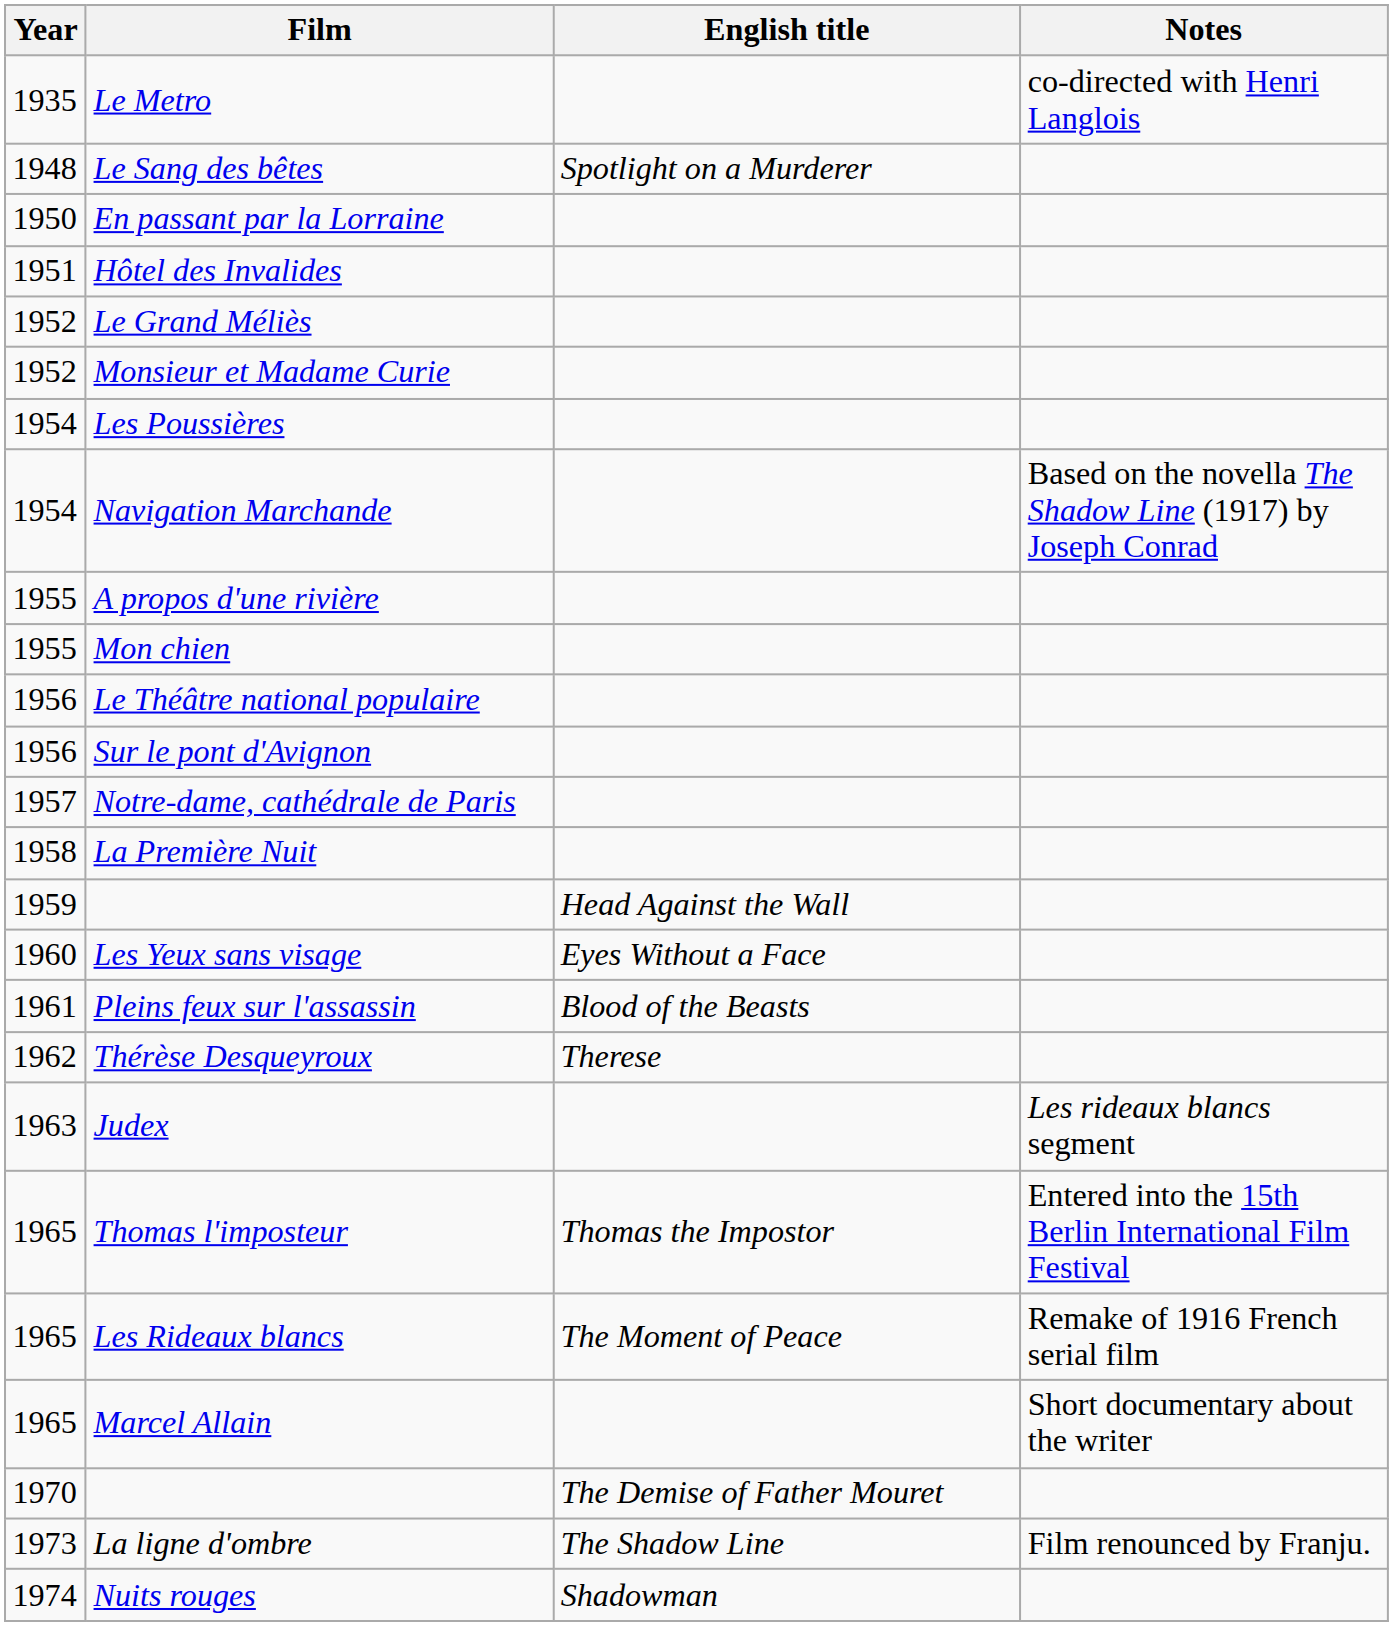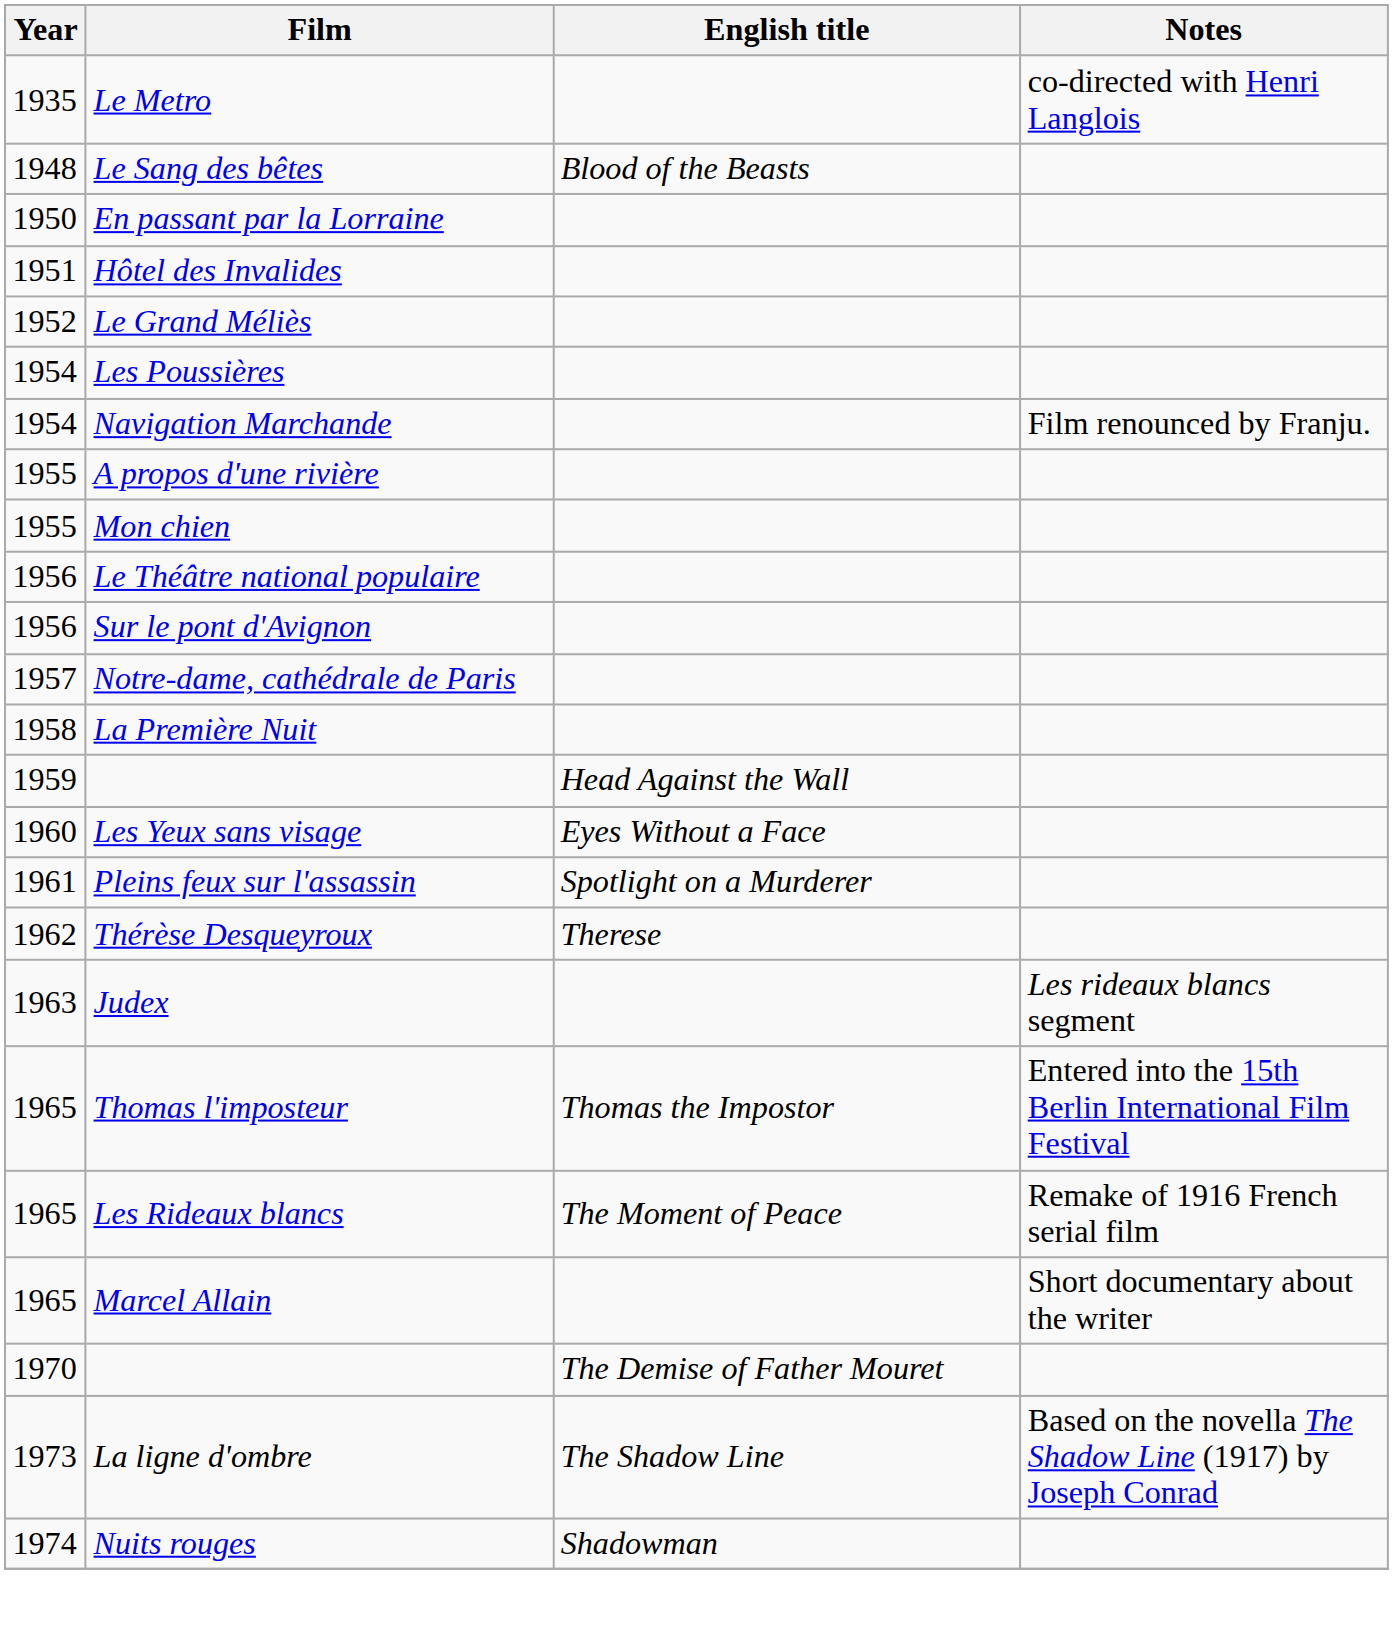(716, 168) Spotlight on a Murderer -> (685, 168) Blood of the Beasts
- row: (45, 372)
(1190, 510) Based on the novella The Shadow Line (1917) by Joseph Conrad -> (1199, 423) Film renounced by Franju.
(685, 1005) Blood of the Beasts -> (716, 882) Spotlight on a Murderer
(1199, 1543) Film renounced by Franju. -> (1190, 1456) Based on the novella The Shadow Line (1917) by Joseph Conrad
